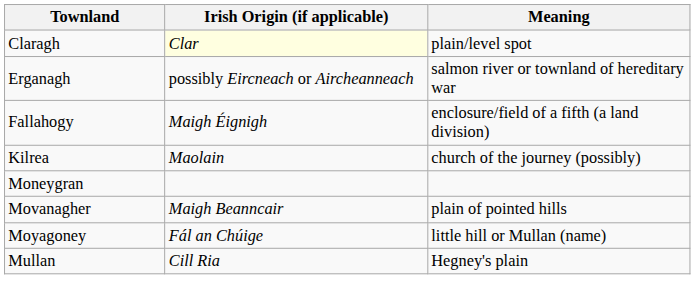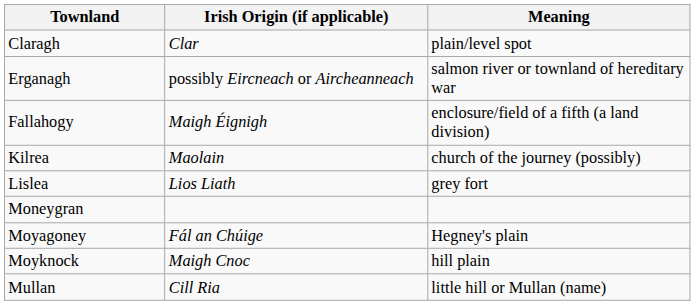(184, 43) lightyellow background -> (184, 43) no background
+ row: (28, 183)
- row: (50, 209)
(519, 235) little hill or Mullan (name) -> (480, 235) Hegney's plain
+ row: (44, 261)
(480, 261) Hegney's plain -> (519, 287) little hill or Mullan (name)
